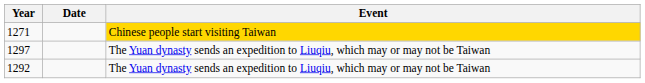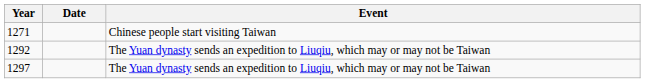(192, 31) gold background -> (192, 31) no background
rows swapped: (19, 68) <-> (19, 50)
